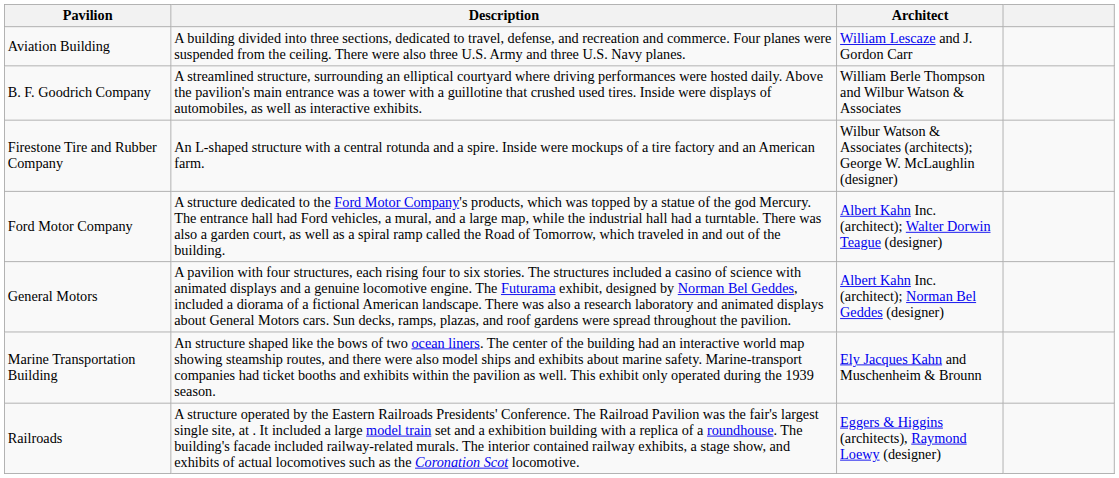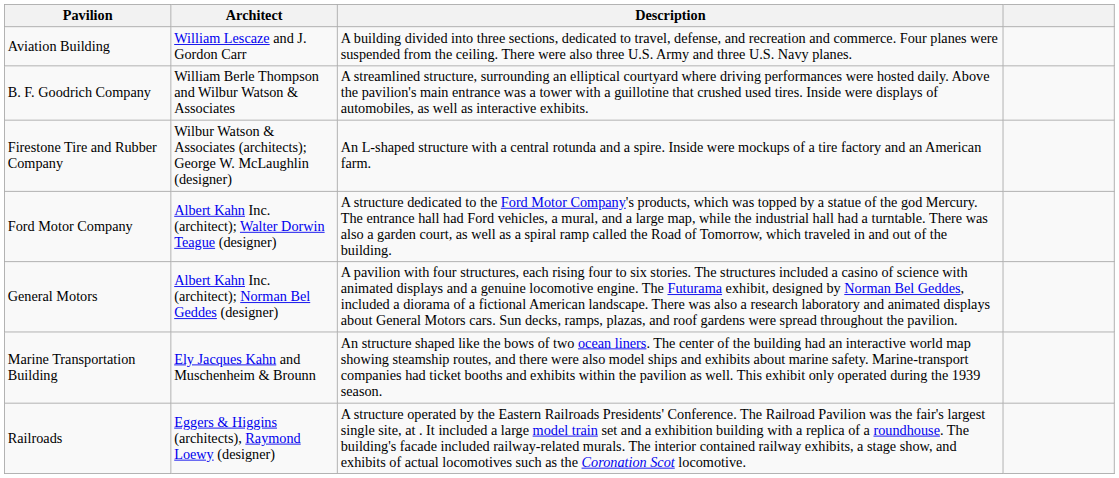columns swapped: (920, 15) <-> (504, 15)
